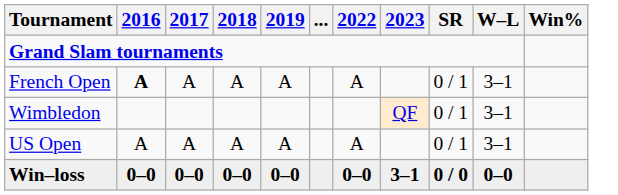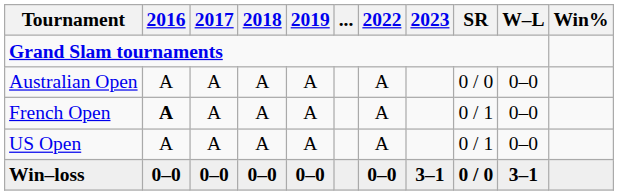+ row: (73, 81)
(498, 81) 3–1 -> (523, 112) 0–0
- row: (55, 112)
(498, 143) 3–1 -> (523, 143) 0–0
(498, 174) 0–0 -> (523, 174) 3–1
